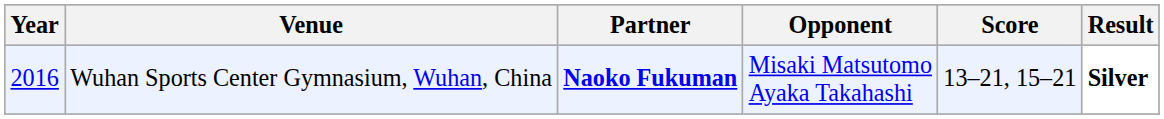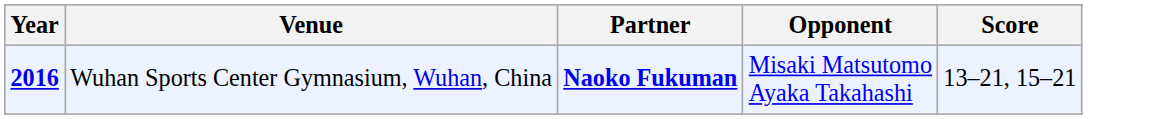- column: (1121, 24)
(35, 79) normal -> (35, 79) bold
